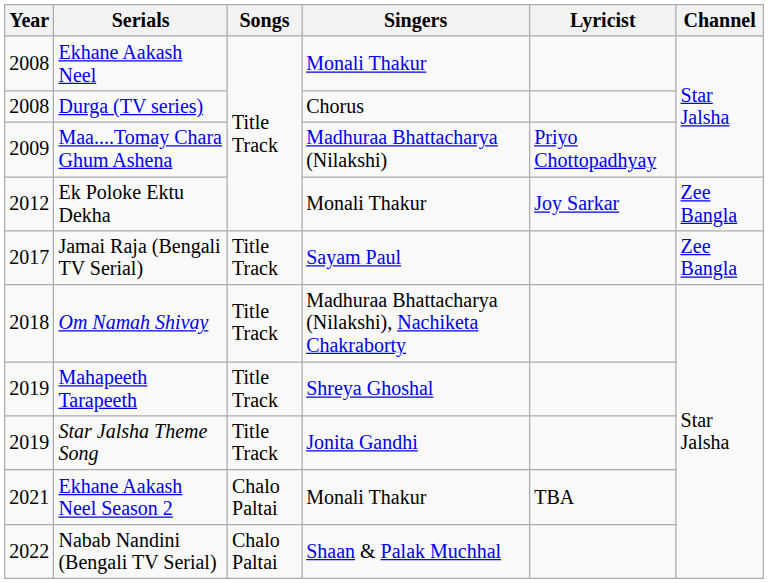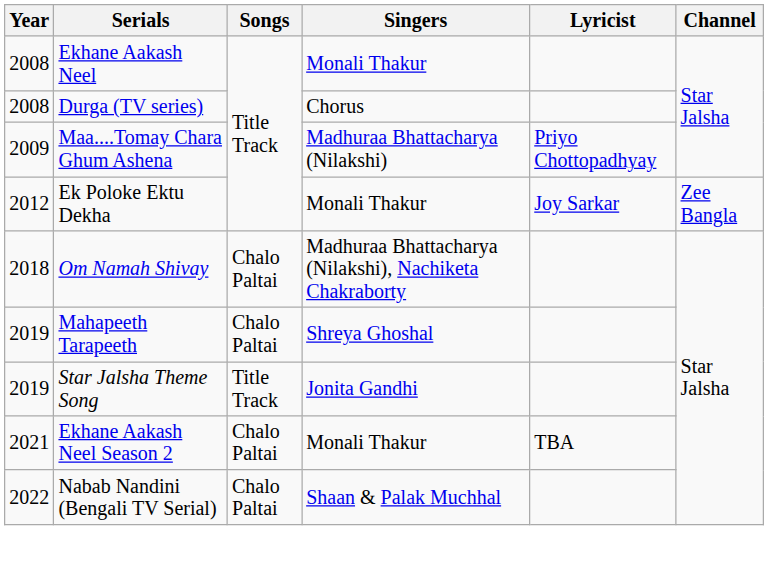- row: (140, 257)
(255, 323) Title Track -> (256, 268) Chalo Paltai
(255, 388) Title Track -> (256, 334) Chalo Paltai
